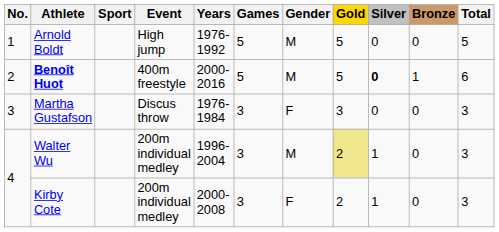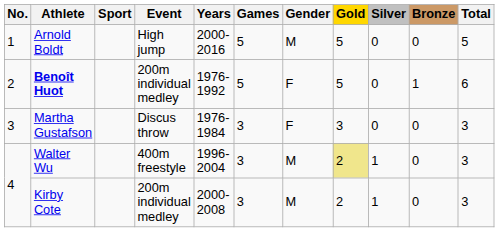(213, 42) 1976-1992 -> (213, 42) 2000-2016
(162, 76) 400m freestyle -> (164, 84) 200m individual medley
(213, 76) 2000-2016 -> (213, 84) 1976-1992
(291, 76) M -> (289, 84) F
(375, 76) bold -> (375, 84) normal
(164, 153) 200m individual medley -> (162, 160) 400m freestyle
(289, 202) F -> (291, 202) M
